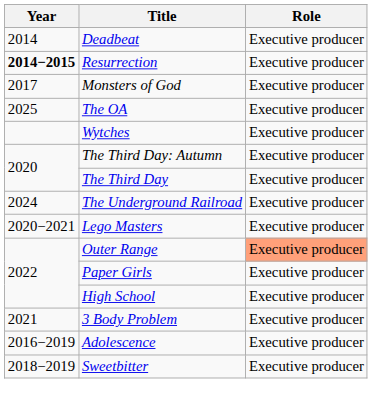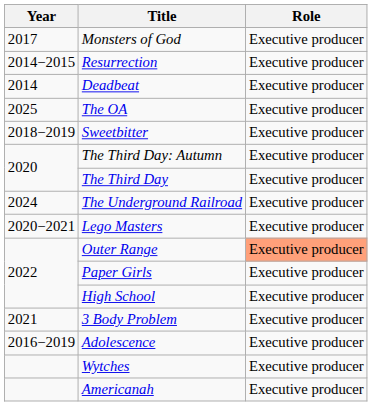rows swapped: (111, 39) <-> (131, 86)
(41, 62) bold -> (41, 62) normal
rows swapped: (115, 366) <-> (106, 132)
+ row: (118, 389)
